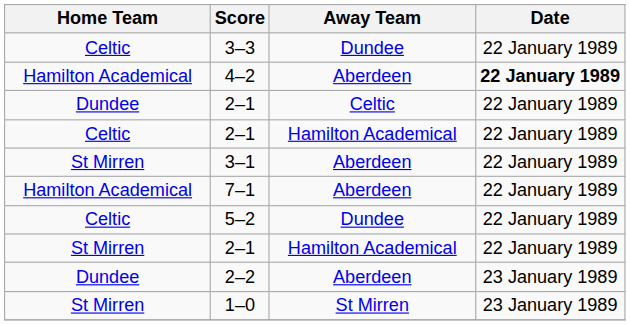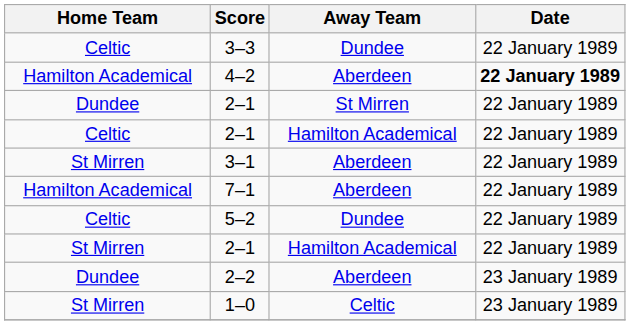(372, 104) Celtic -> (372, 104) St Mirren
(372, 305) St Mirren -> (372, 305) Celtic
